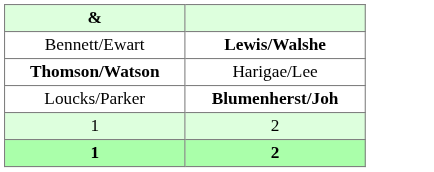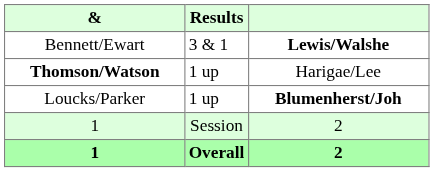+ column: (217, 18)
